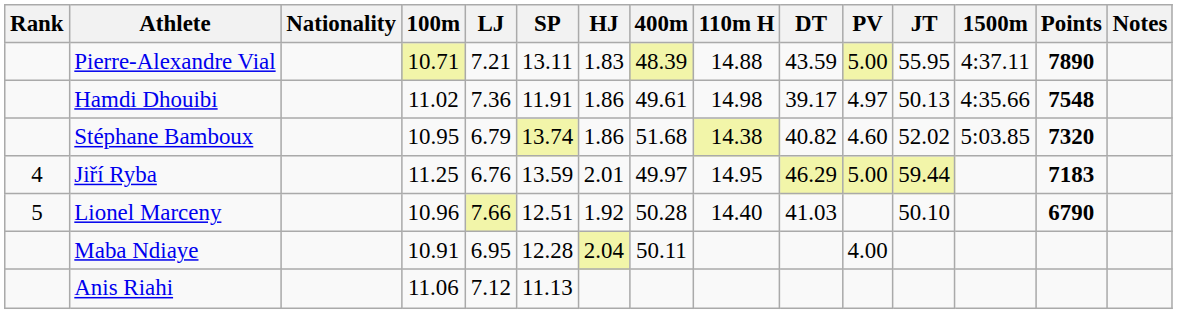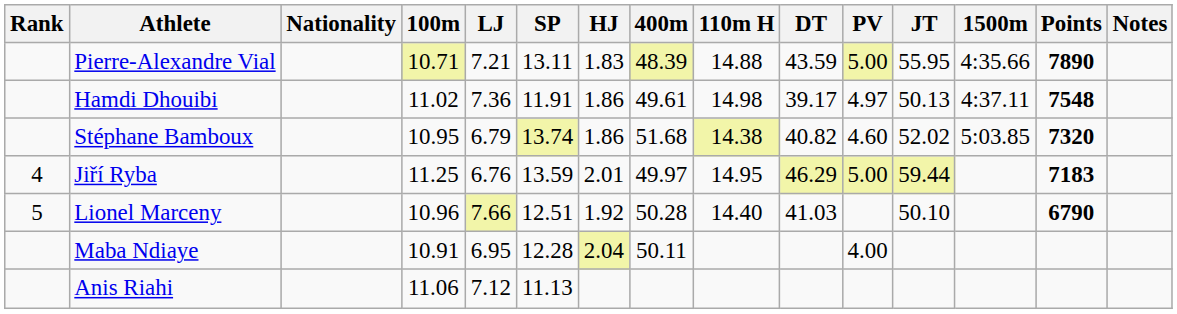(995, 61) 4:37.11 -> (995, 61) 4:35.66
(995, 99) 4:35.66 -> (995, 99) 4:37.11
